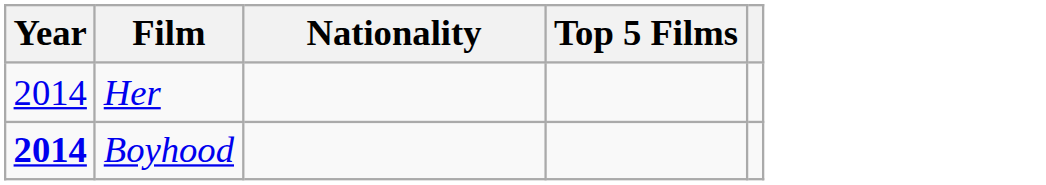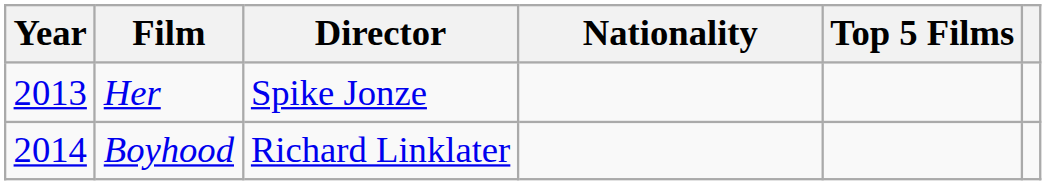+ column: (381, 33)
(50, 91) 2014 -> (50, 91) 2013
(50, 149) bold -> (50, 149) normal
